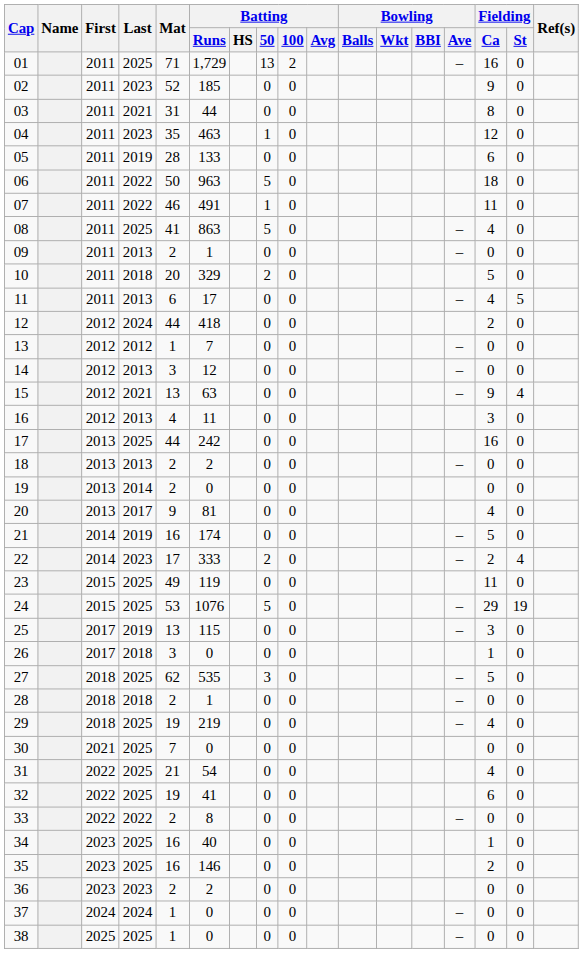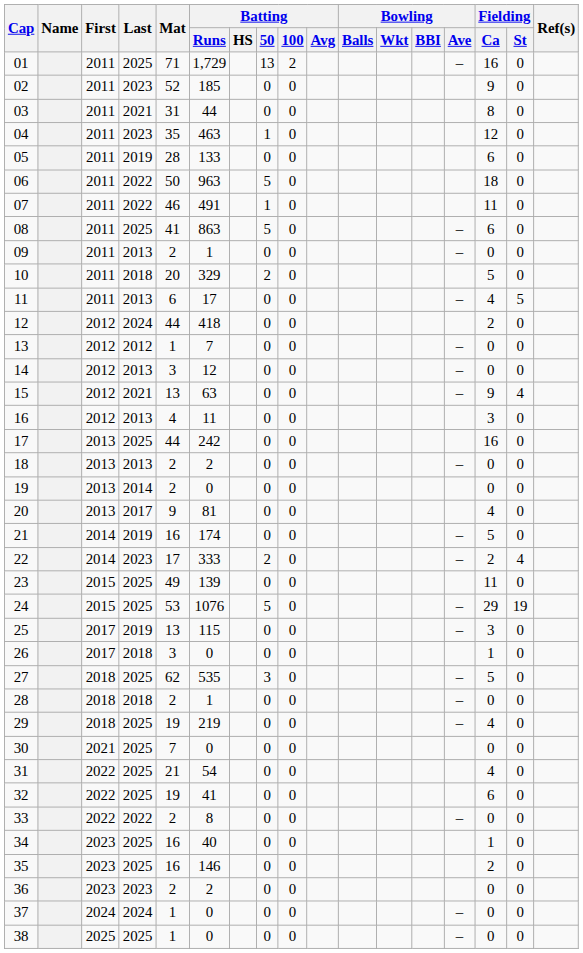(491, 228) 4 -> (491, 228) 6
(209, 582) 119 -> (209, 582) 139
